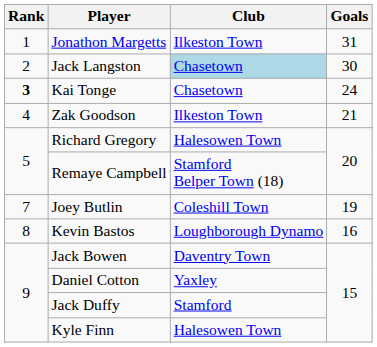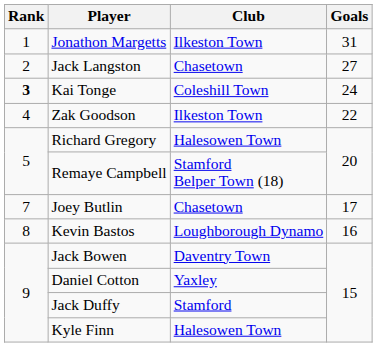(208, 66) lightblue background -> (208, 66) no background
(349, 66) 30 -> (349, 66) 27
(208, 90) Chasetown -> (221, 90) Coleshill Town
(349, 115) 21 -> (349, 115) 22
(221, 206) Coleshill Town -> (208, 206) Chasetown
(349, 206) 19 -> (349, 206) 17
